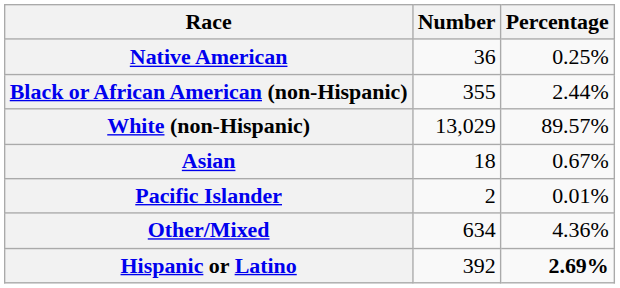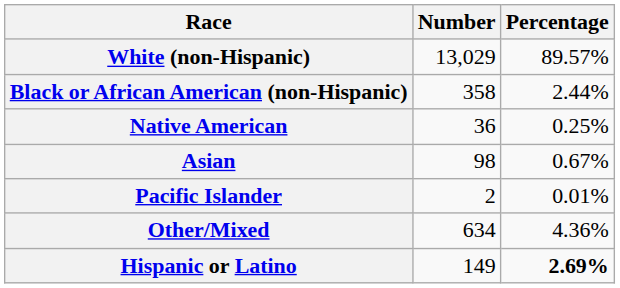rows swapped: (209, 126) <-> (209, 56)
(479, 91) 355 -> (479, 91) 358
(485, 160) 18 -> (485, 160) 98
(479, 265) 392 -> (479, 265) 149
